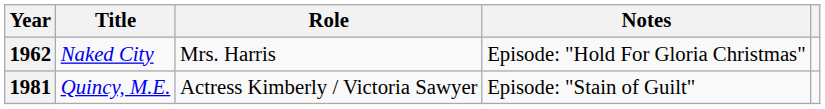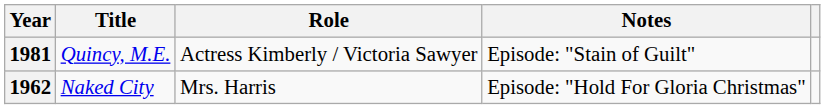rows swapped: (30, 53) <-> (30, 86)
